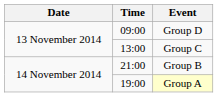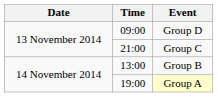(133, 48) 13:00 -> (133, 48) 21:00
(133, 65) 21:00 -> (133, 65) 13:00
